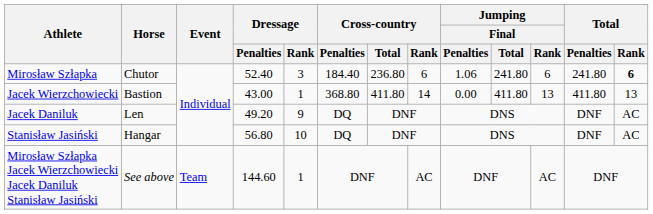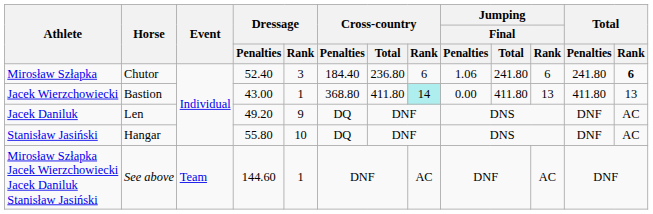(424, 94) no background -> (424, 94) paleturquoise background
(259, 135) 56.80 -> (259, 135) 55.80
